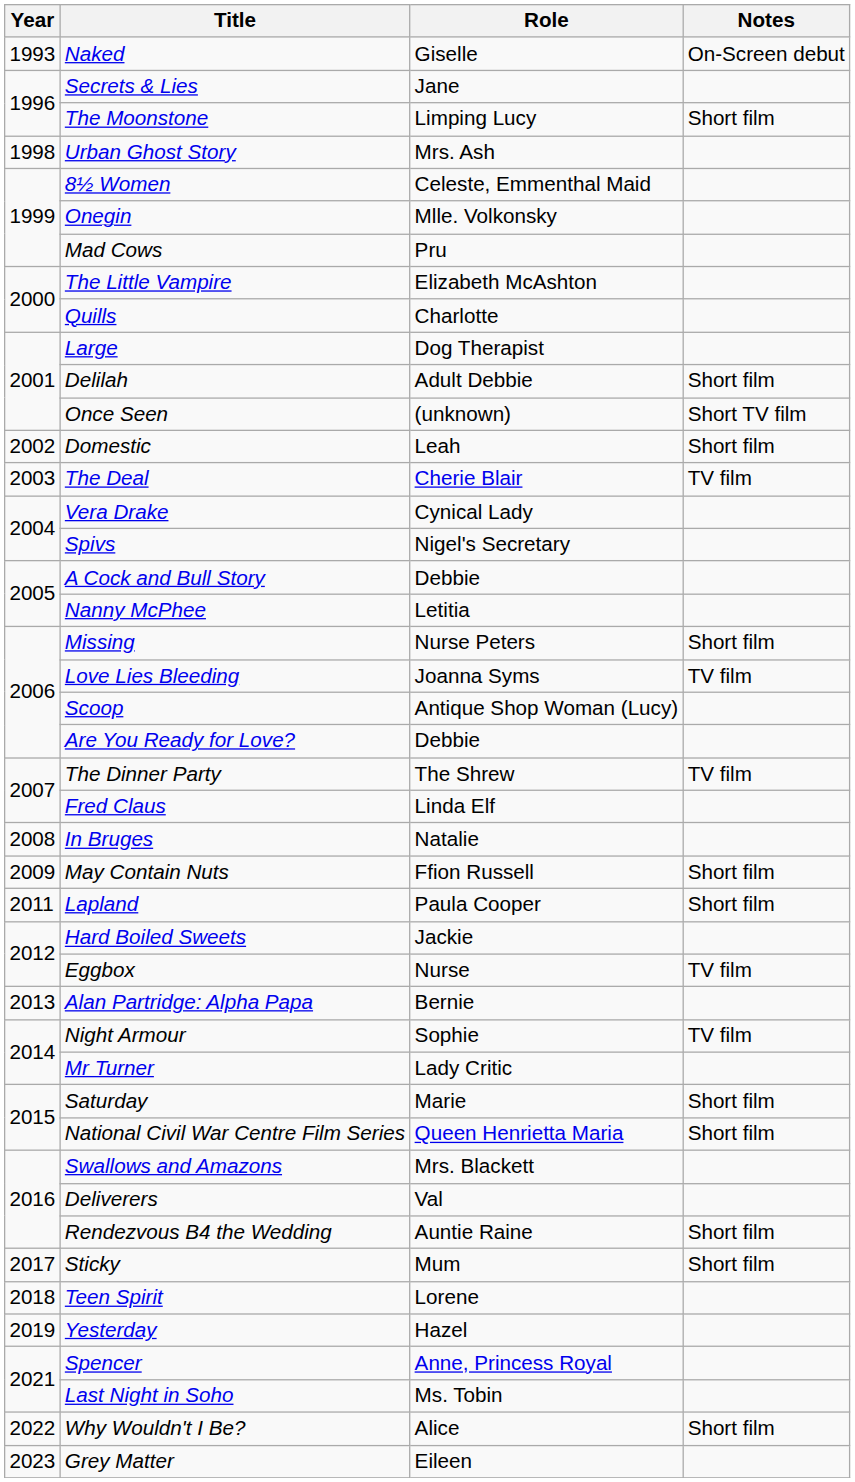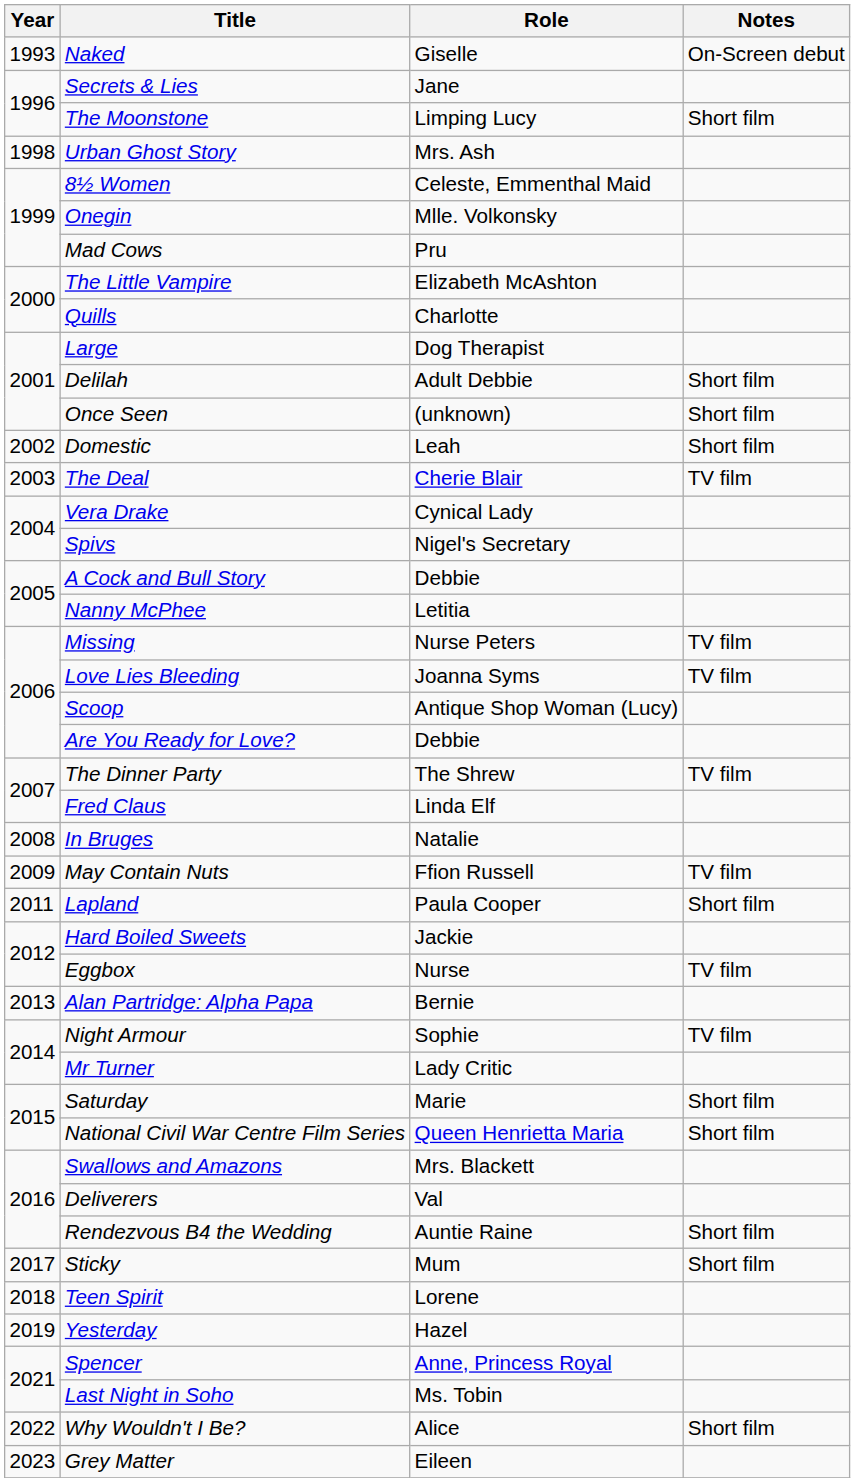(747, 413) Short TV film -> (731, 413) Short film
(731, 642) Short film -> (720, 642) TV film
(731, 871) Short film -> (720, 871) TV film
